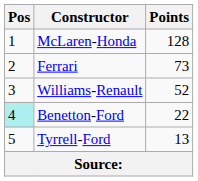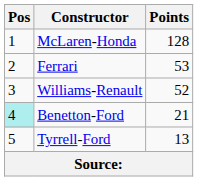(182, 66) 73 -> (182, 66) 53
(182, 115) 22 -> (182, 115) 21
